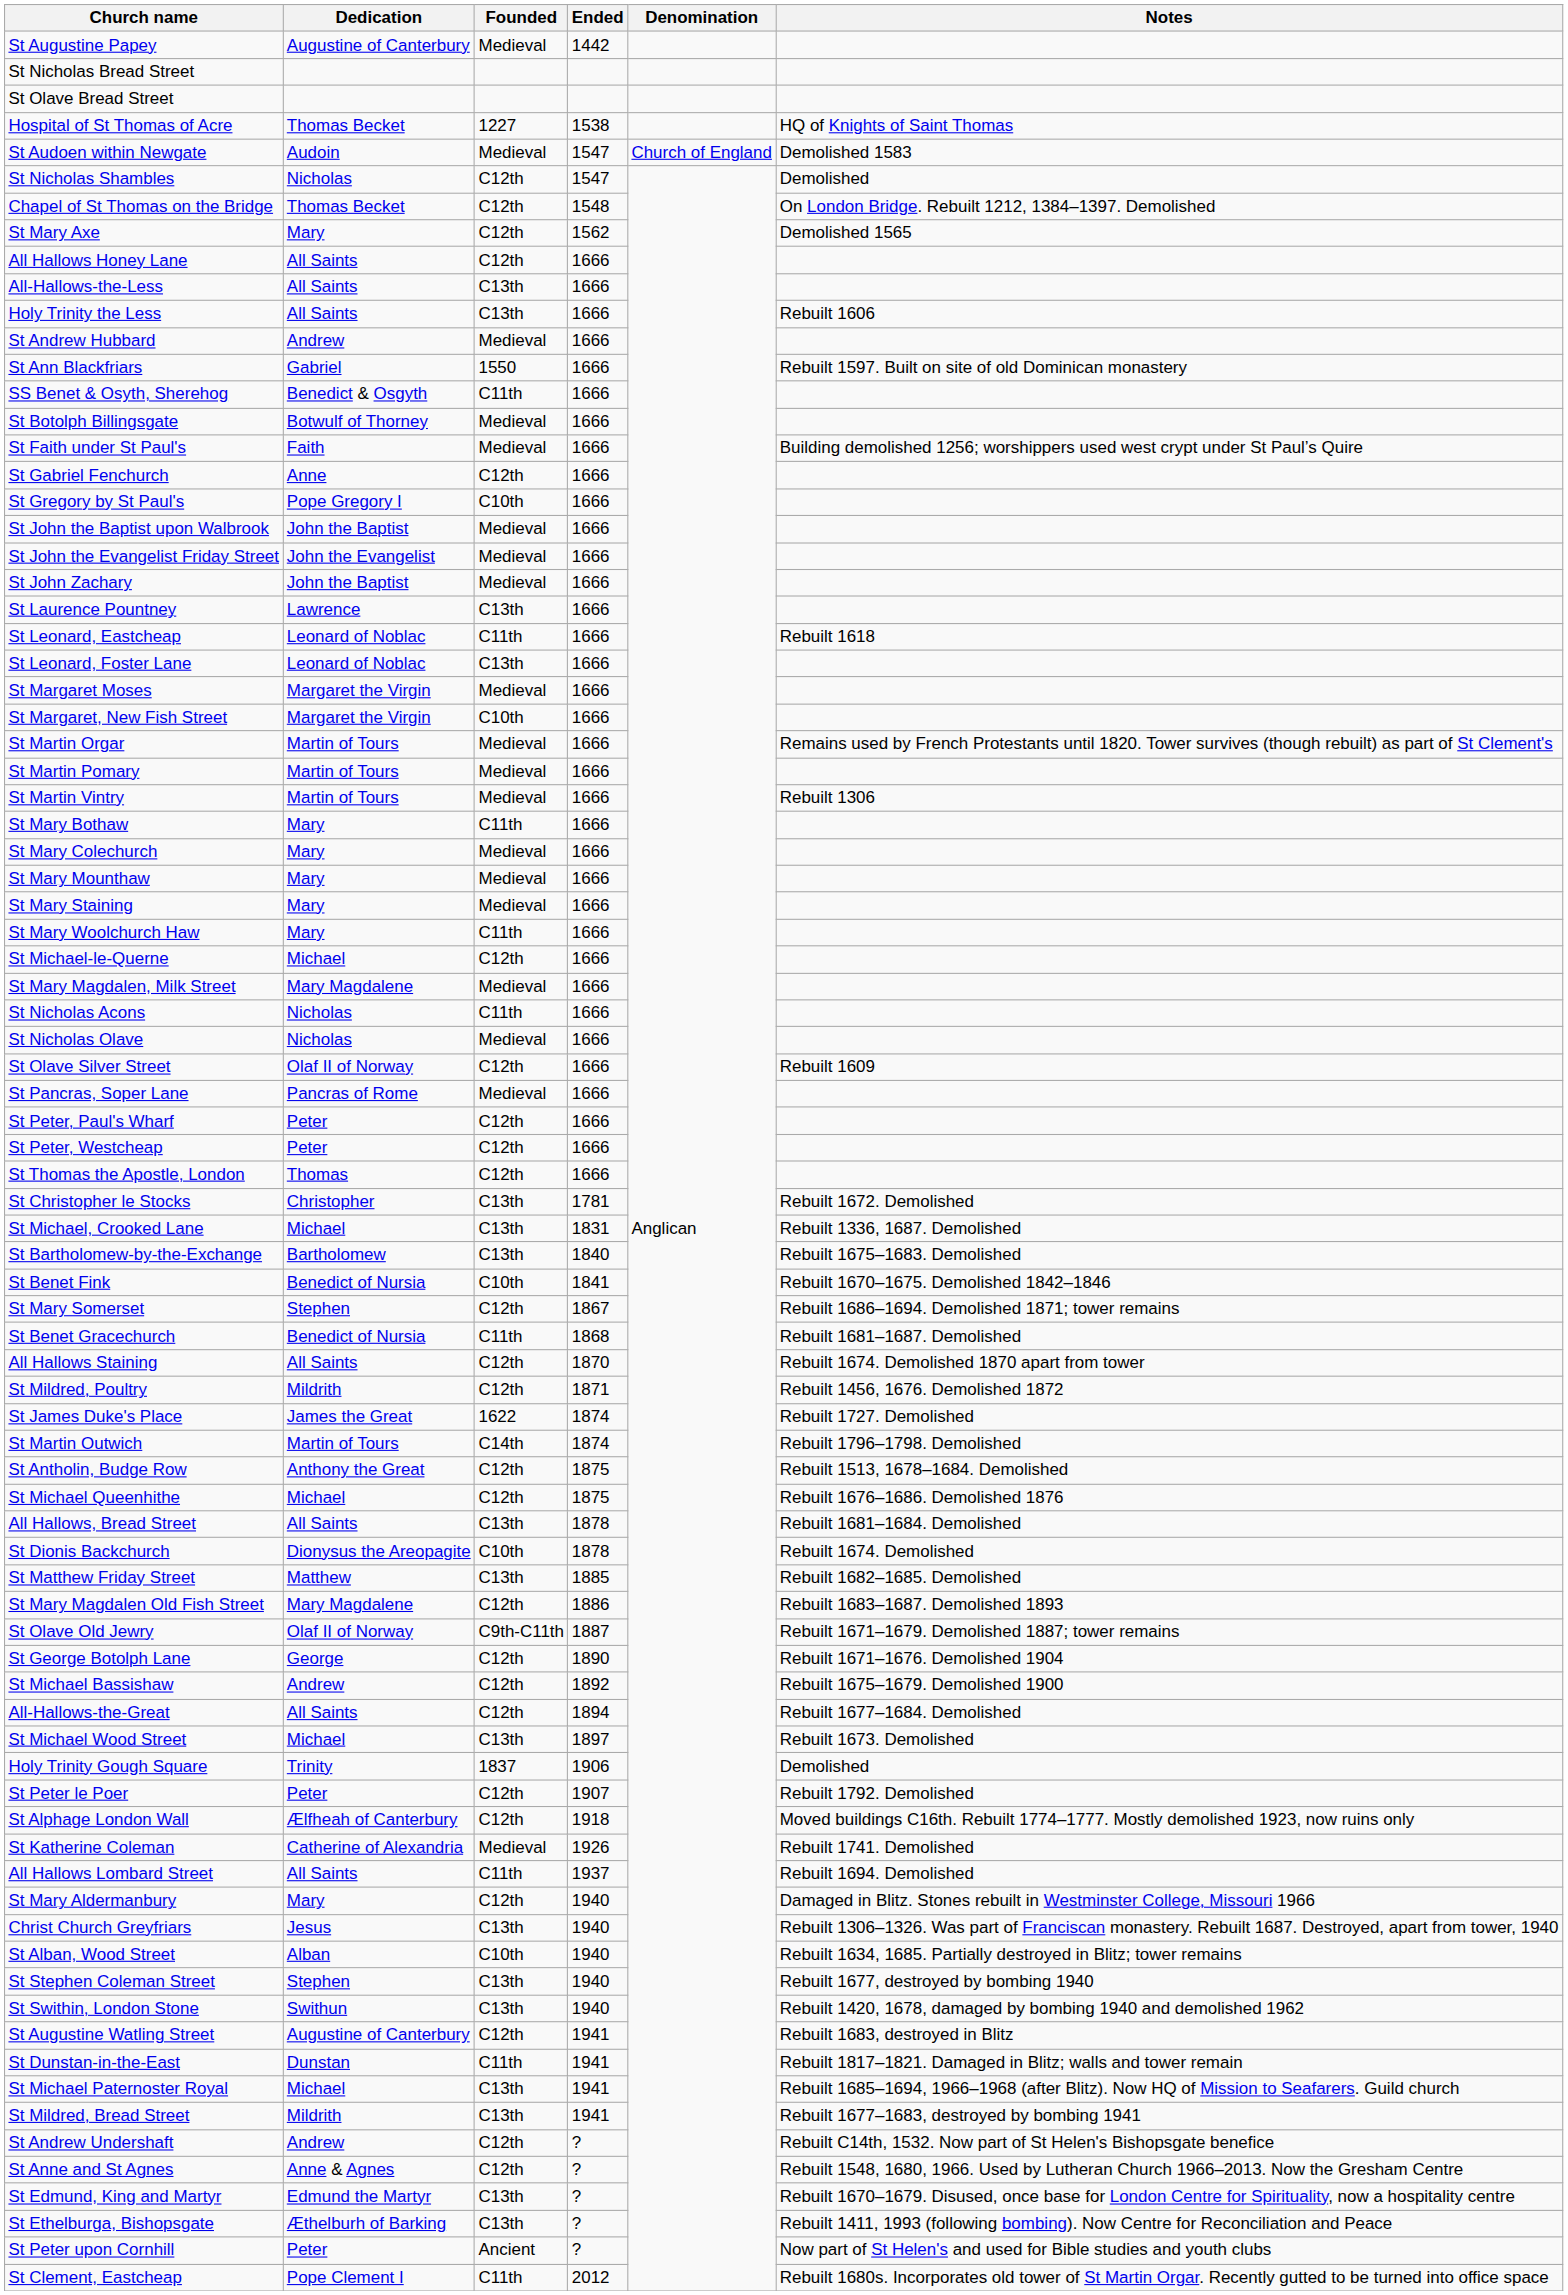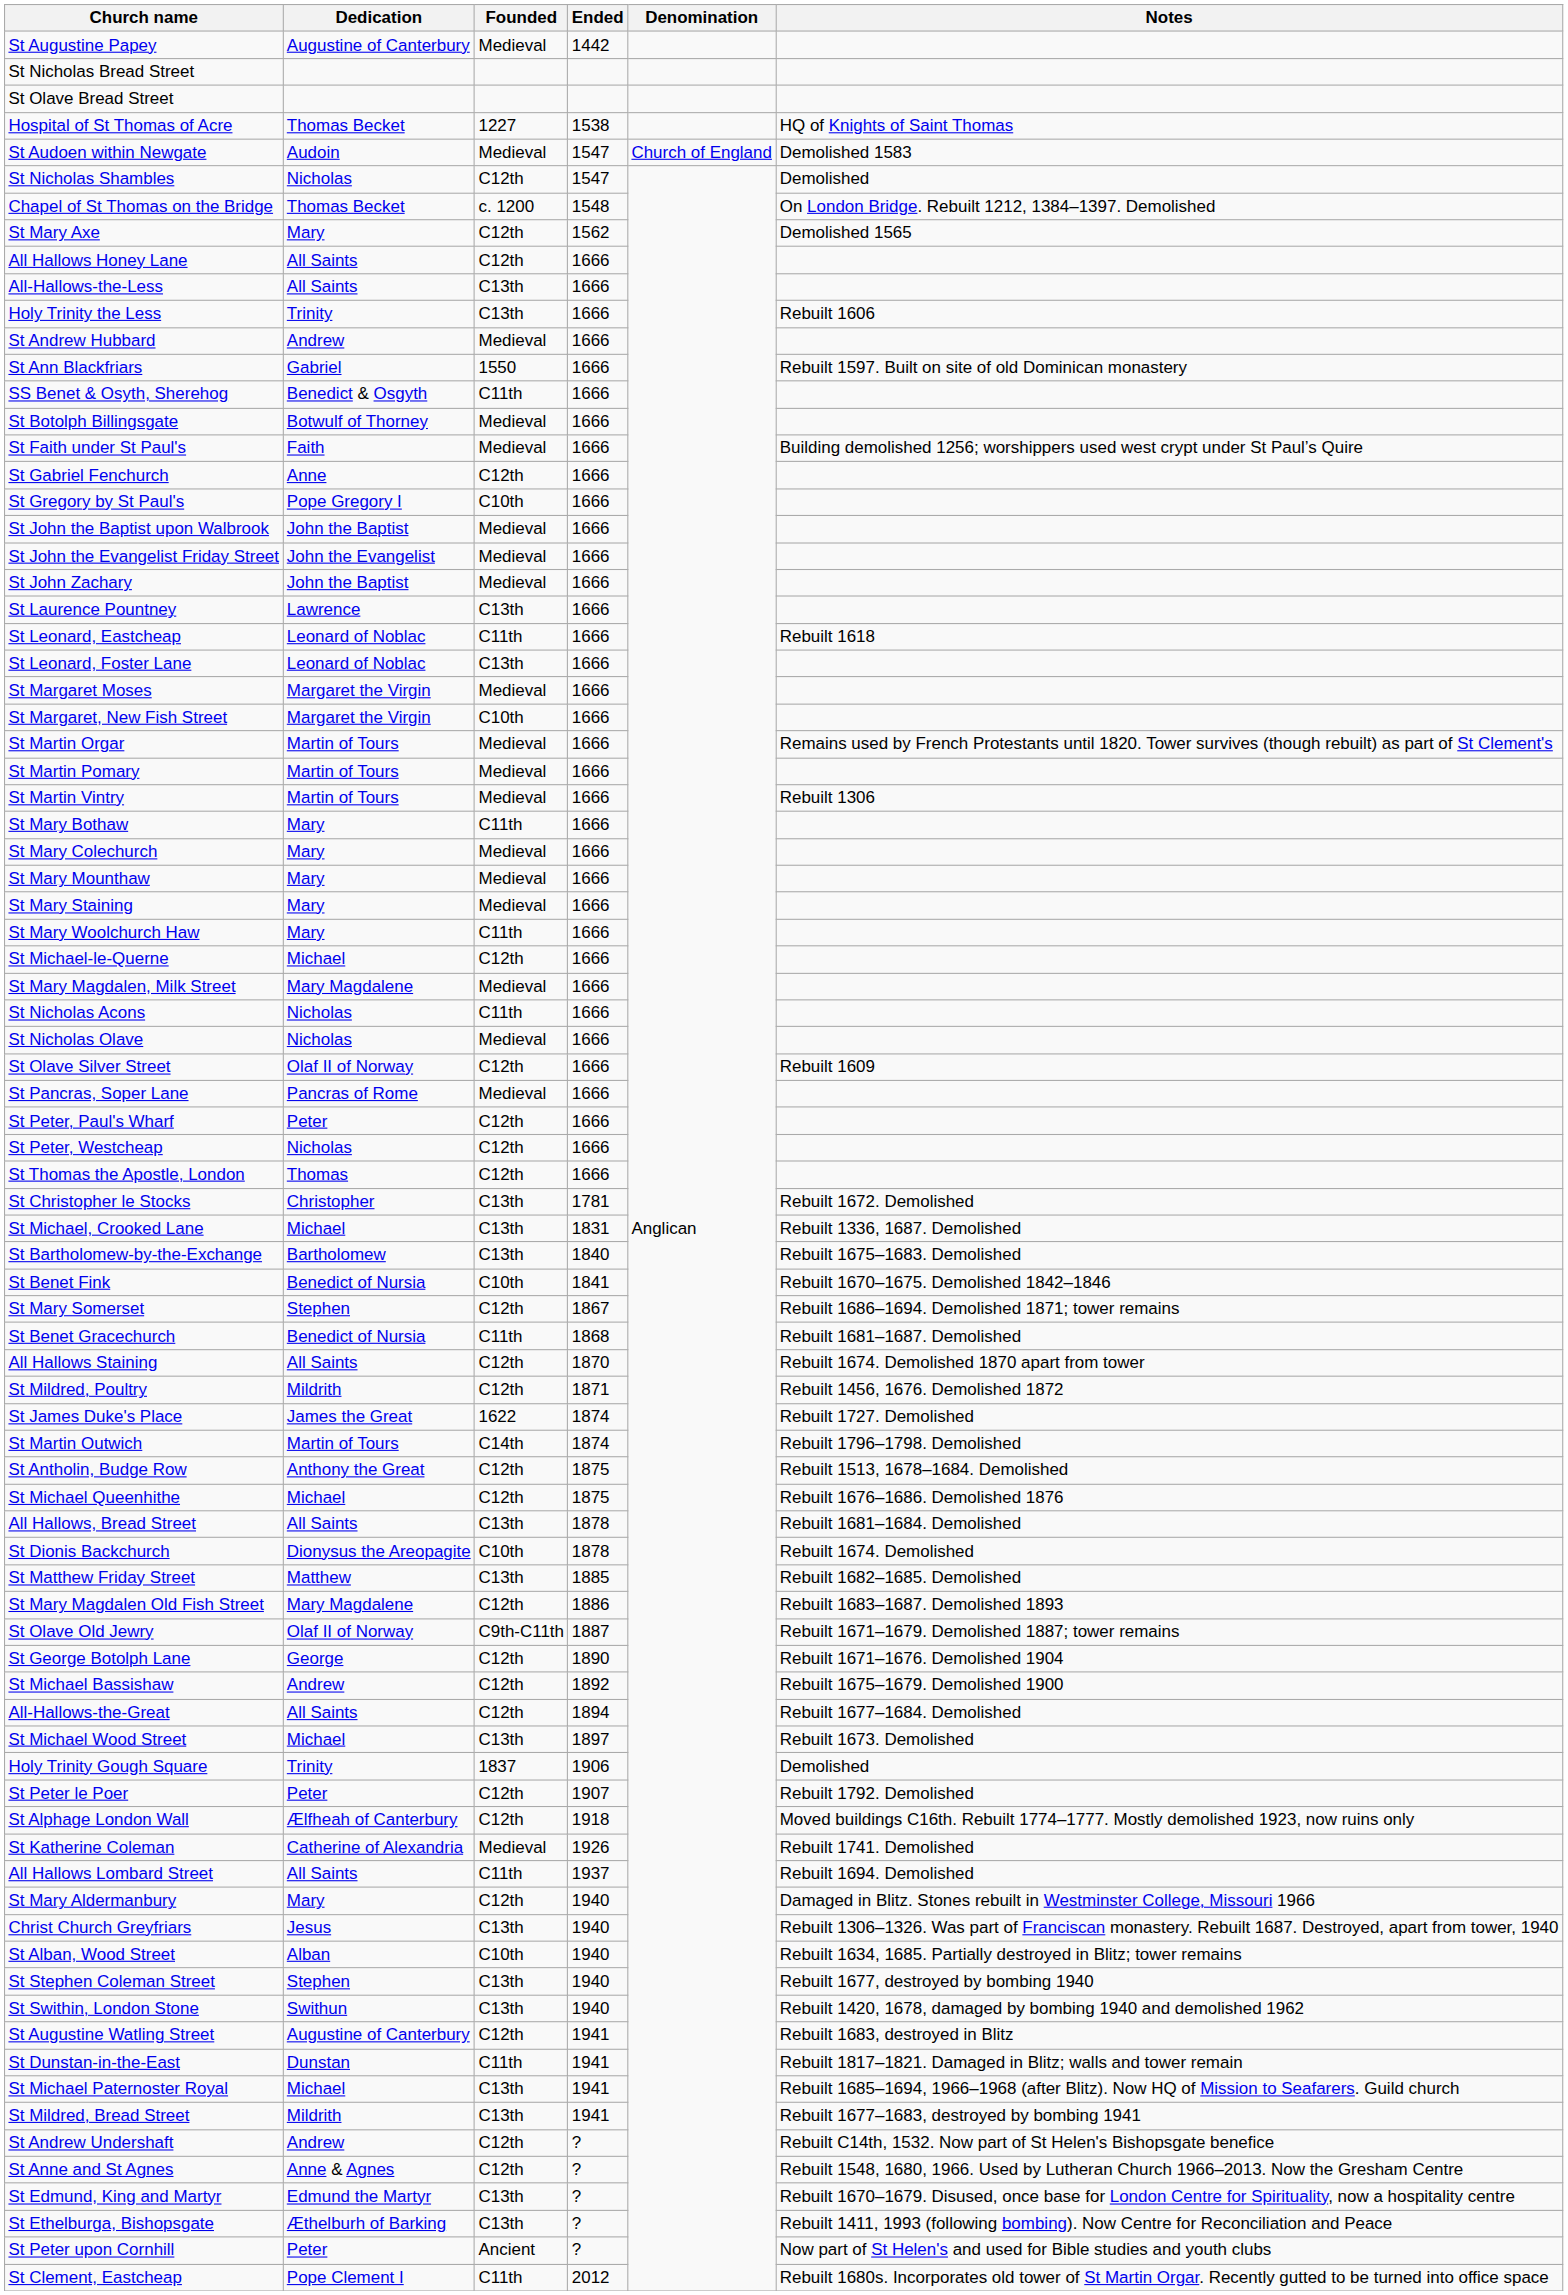(501, 206) C12th -> (506, 206) c. 1200
(322, 313) All Saints -> (310, 313) Trinity
(307, 1147) Peter -> (319, 1147) Nicholas
